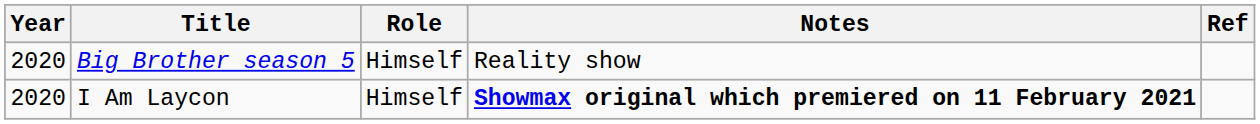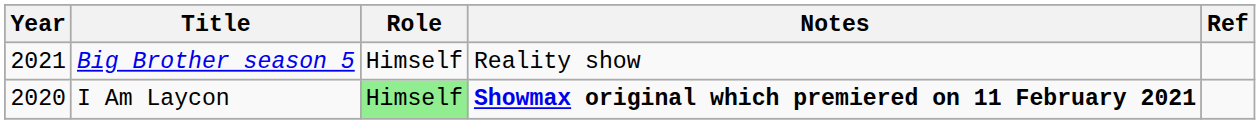(38, 61) 2020 -> (38, 61) 2021
(414, 99) no background -> (414, 99) lightgreen background
